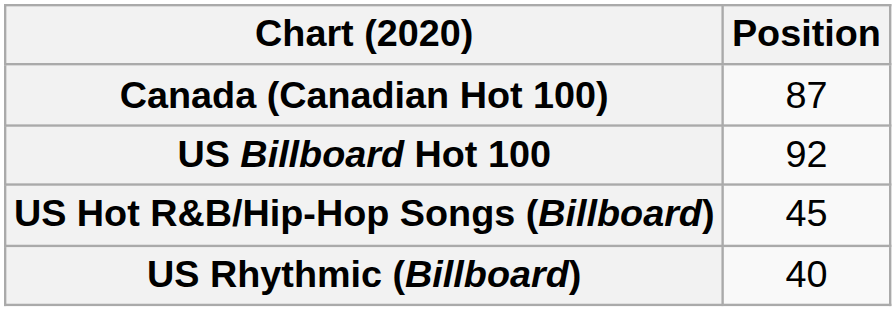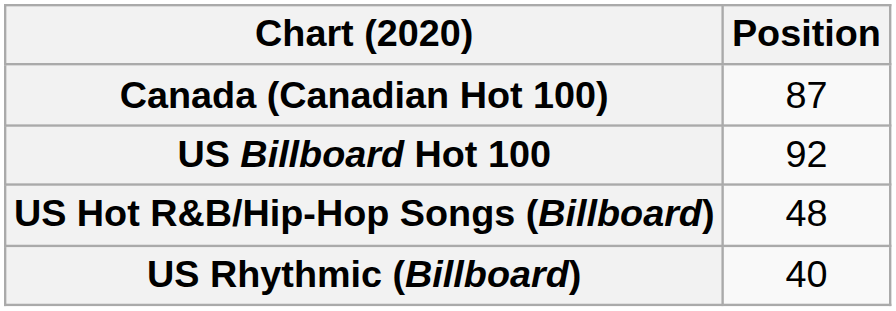(806, 214) 45 -> (806, 214) 48
